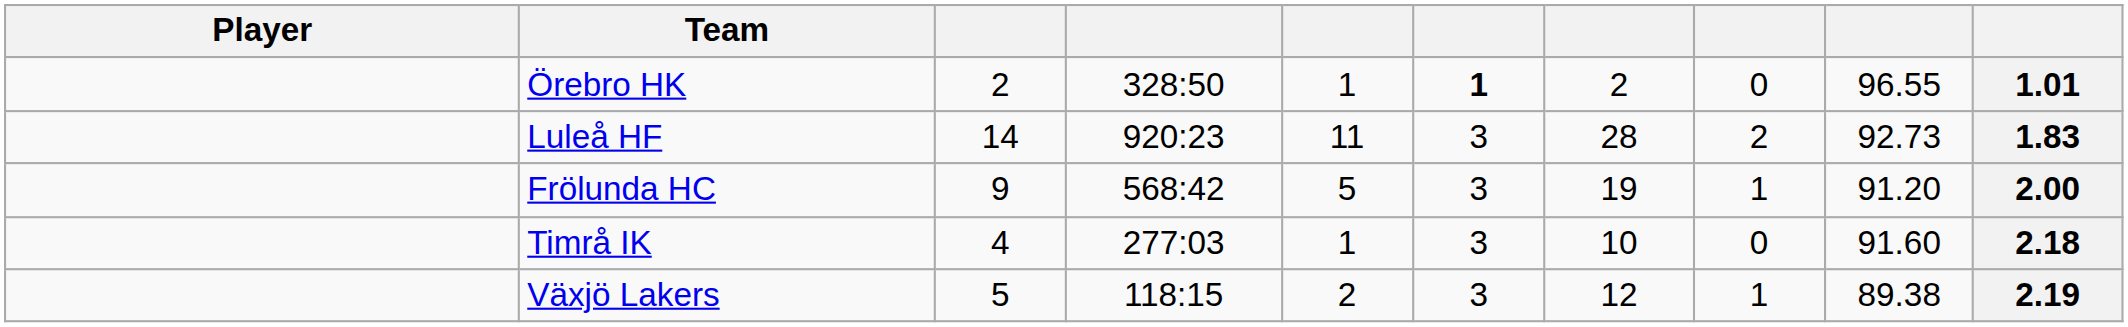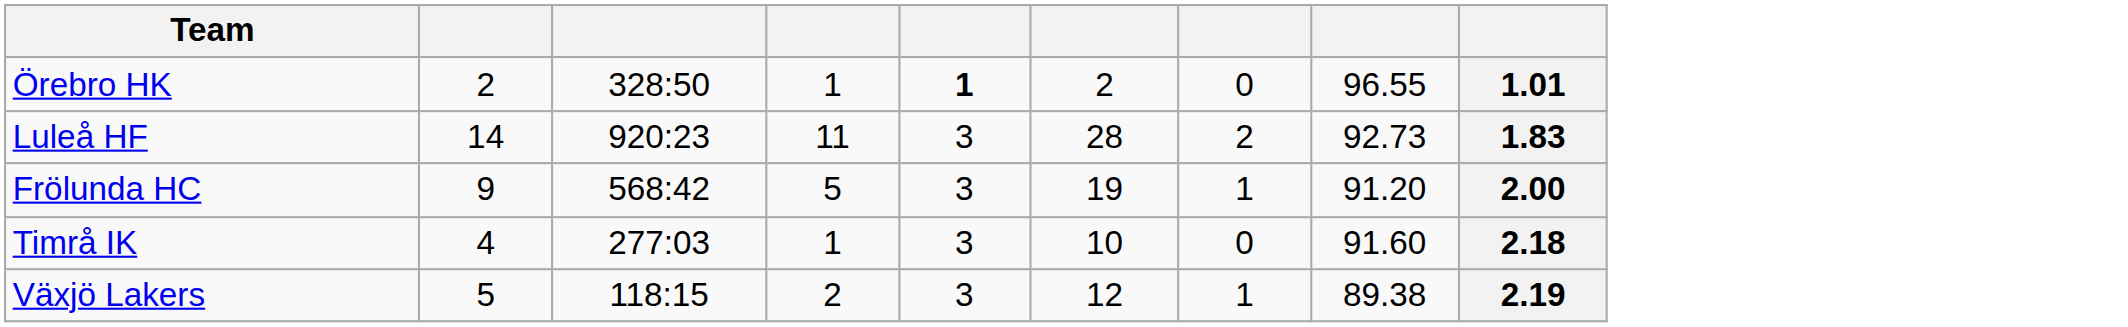- column: (262, 30)
